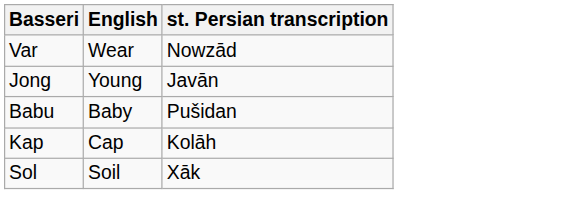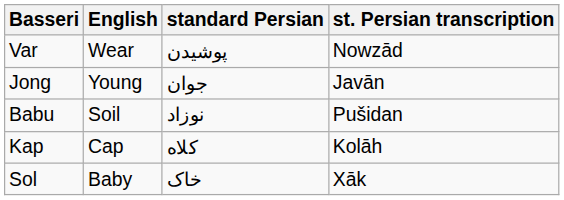+ column: (245, 19)
(110, 111) Baby -> (104, 114) Soil
(104, 173) Soil -> (110, 178) Baby
